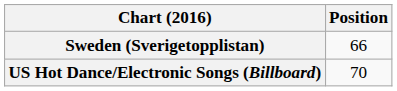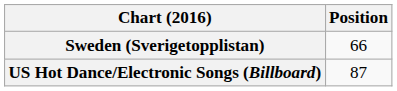(358, 72) 70 -> (358, 72) 87
